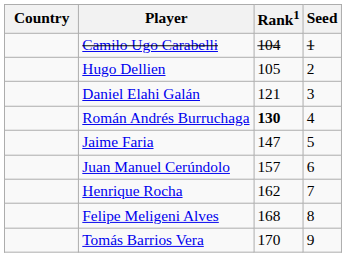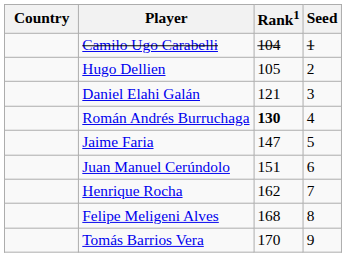(269, 166) 157 -> (269, 166) 151
